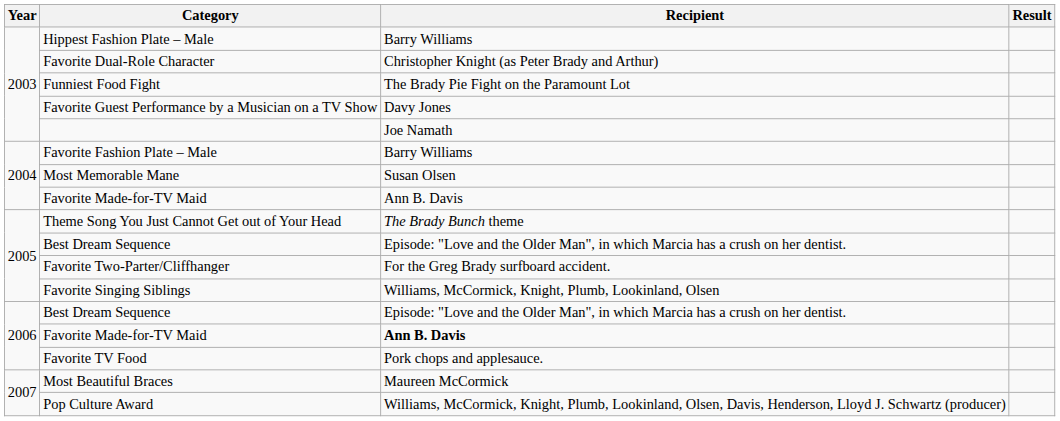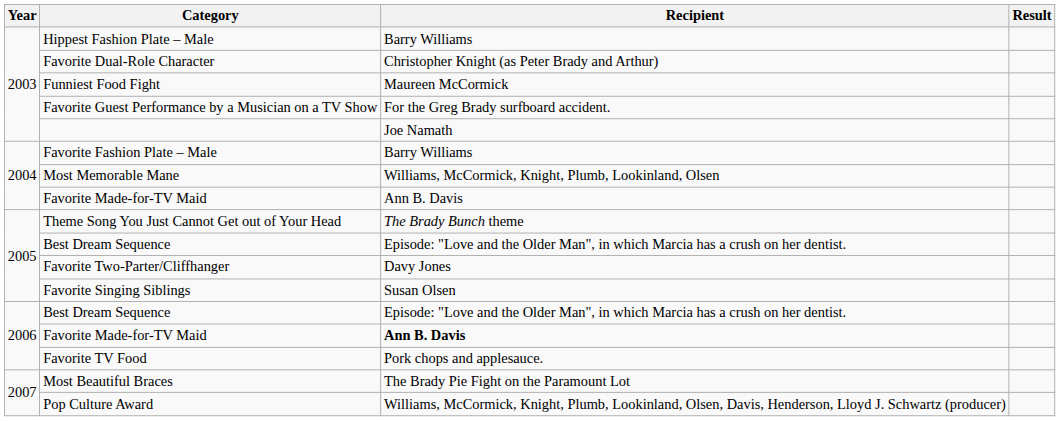(507, 84) The Brady Pie Fight on the Paramount Lot -> (446, 84) Maureen McCormick
(417, 107) Davy Jones -> (497, 107) For the Greg Brady surfboard accident.
(420, 175) Susan Olsen -> (552, 175) Williams, McCormick, Knight, Plumb, Lookinland, Olsen
(497, 267) For the Greg Brady surfboard accident. -> (417, 267) Davy Jones
(552, 289) Williams, McCormick, Knight, Plumb, Lookinland, Olsen -> (420, 289) Susan Olsen
(446, 381) Maureen McCormick -> (507, 381) The Brady Pie Fight on the Paramount Lot
